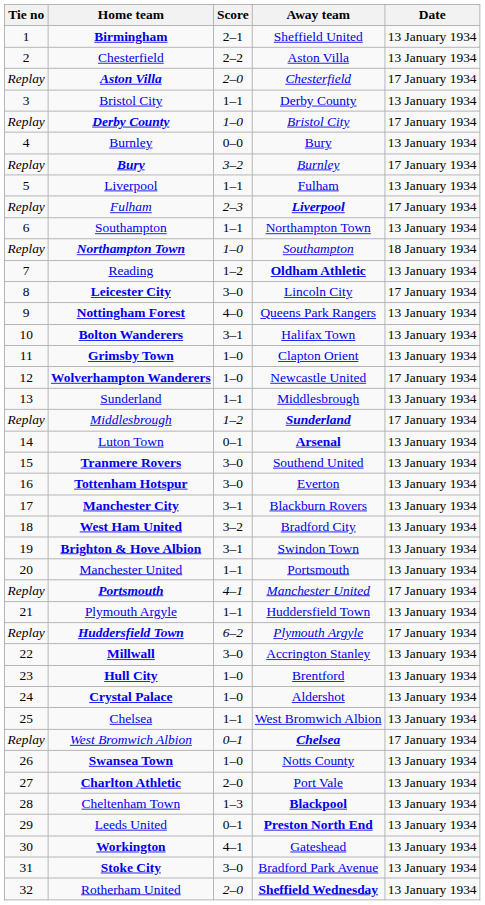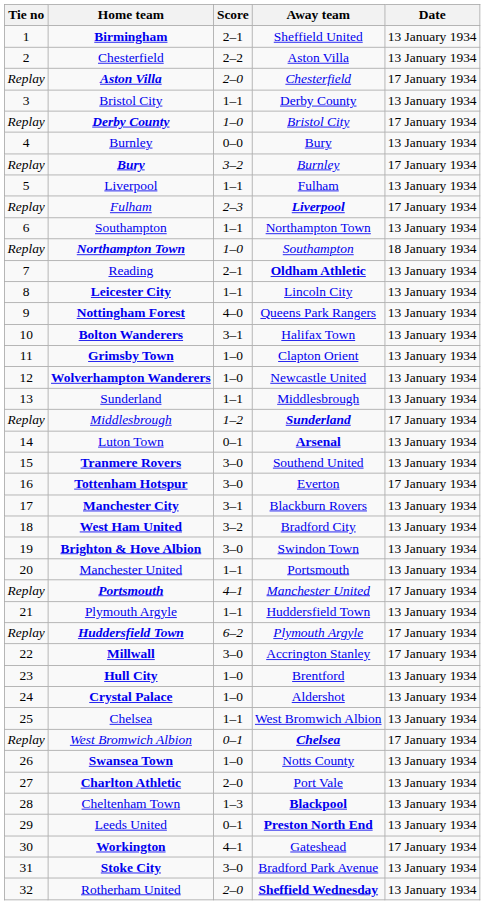(233, 270) 1–2 -> (233, 270) 2–1
(233, 292) 3–0 -> (233, 292) 1–1
(432, 292) 17 January 1934 -> (432, 292) 13 January 1934
(432, 377) 17 January 1934 -> (432, 377) 13 January 1934
(432, 484) 13 January 1934 -> (432, 484) 17 January 1934
(233, 548) 3–1 -> (233, 548) 3–0
(432, 654) 13 January 1934 -> (432, 654) 17 January 1934
(432, 846) 13 January 1934 -> (432, 846) 17 January 1934
